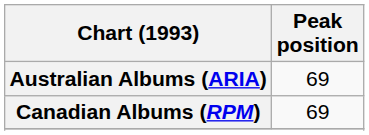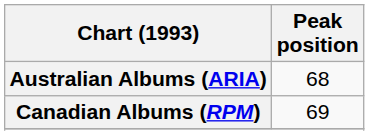(318, 78) 69 -> (318, 78) 68
